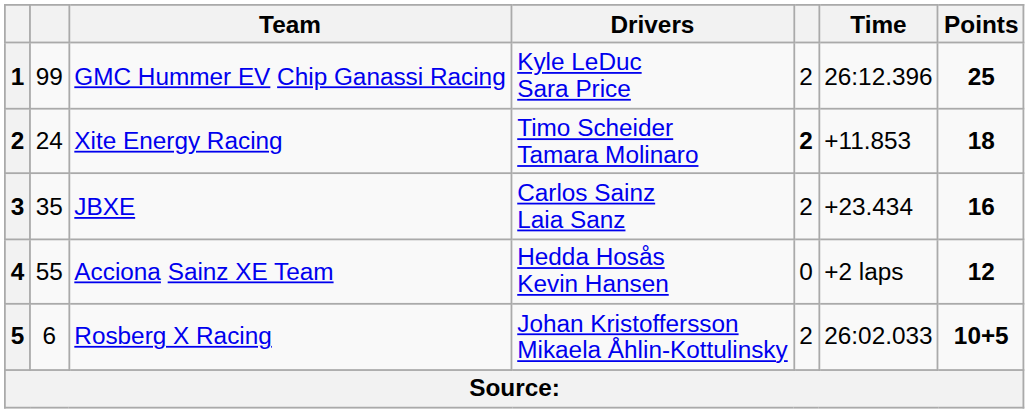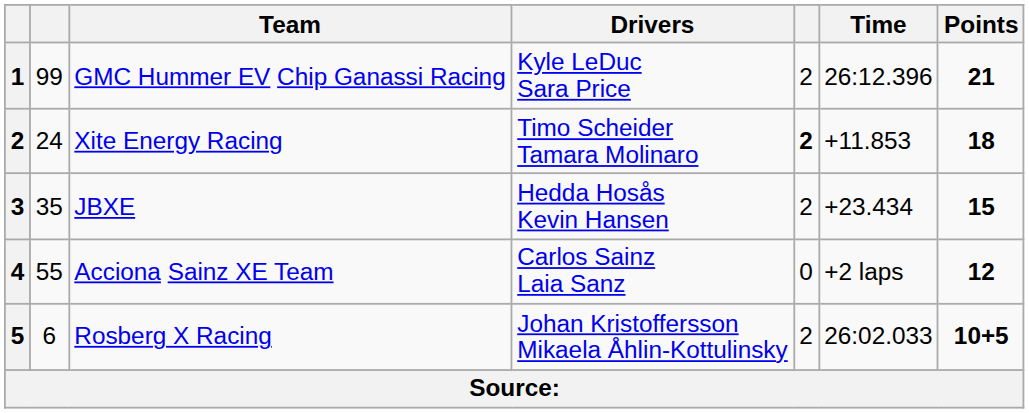(981, 75) 25 -> (981, 75) 21
(586, 206) Carlos Sainz Laia Sanz -> (593, 206) Hedda Hosås Kevin Hansen
(981, 206) 16 -> (981, 206) 15
(593, 271) Hedda Hosås Kevin Hansen -> (586, 271) Carlos Sainz Laia Sanz
